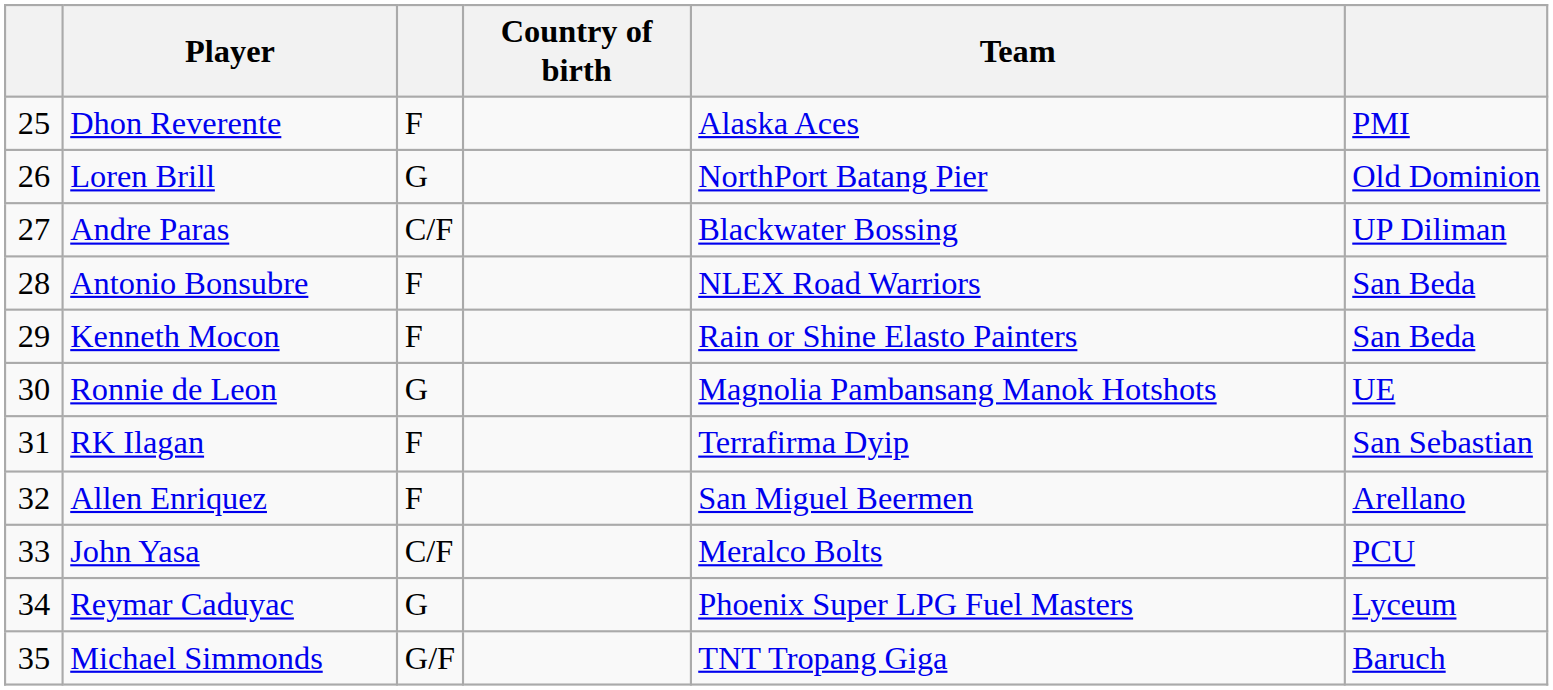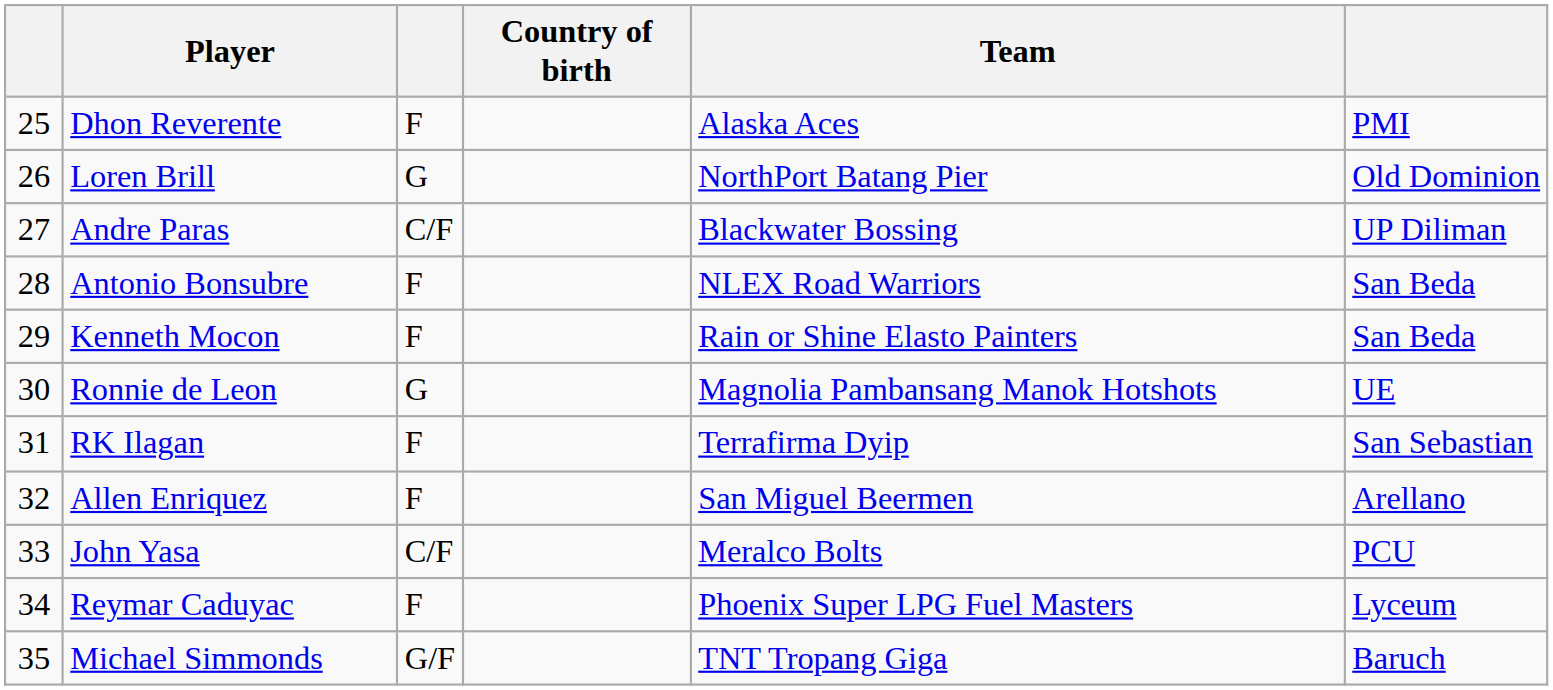(416, 603) G -> (414, 603) F
